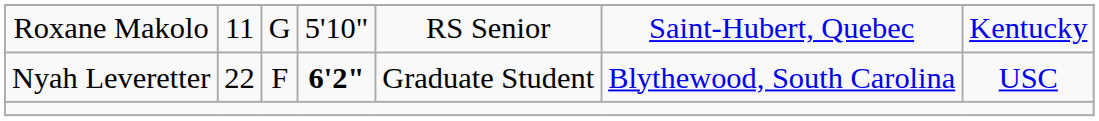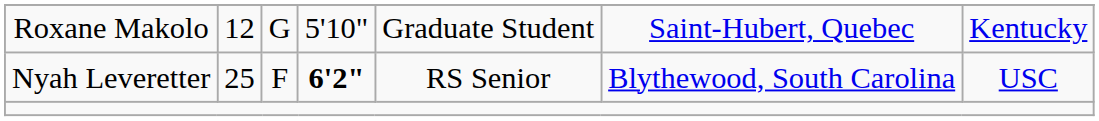(240, 28) 11 -> (240, 28) 12
(488, 28) RS Senior -> (488, 28) Graduate Student
(240, 76) 22 -> (240, 76) 25
(488, 76) Graduate Student -> (488, 76) RS Senior
